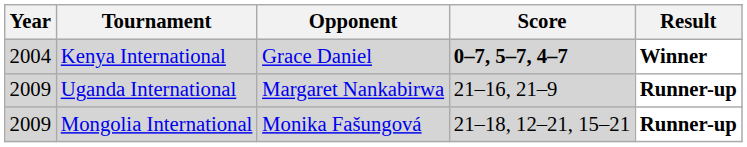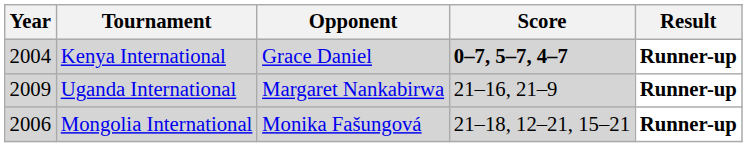(674, 56) Winner -> (688, 56) Runner-up
(30, 124) 2009 -> (30, 124) 2006
